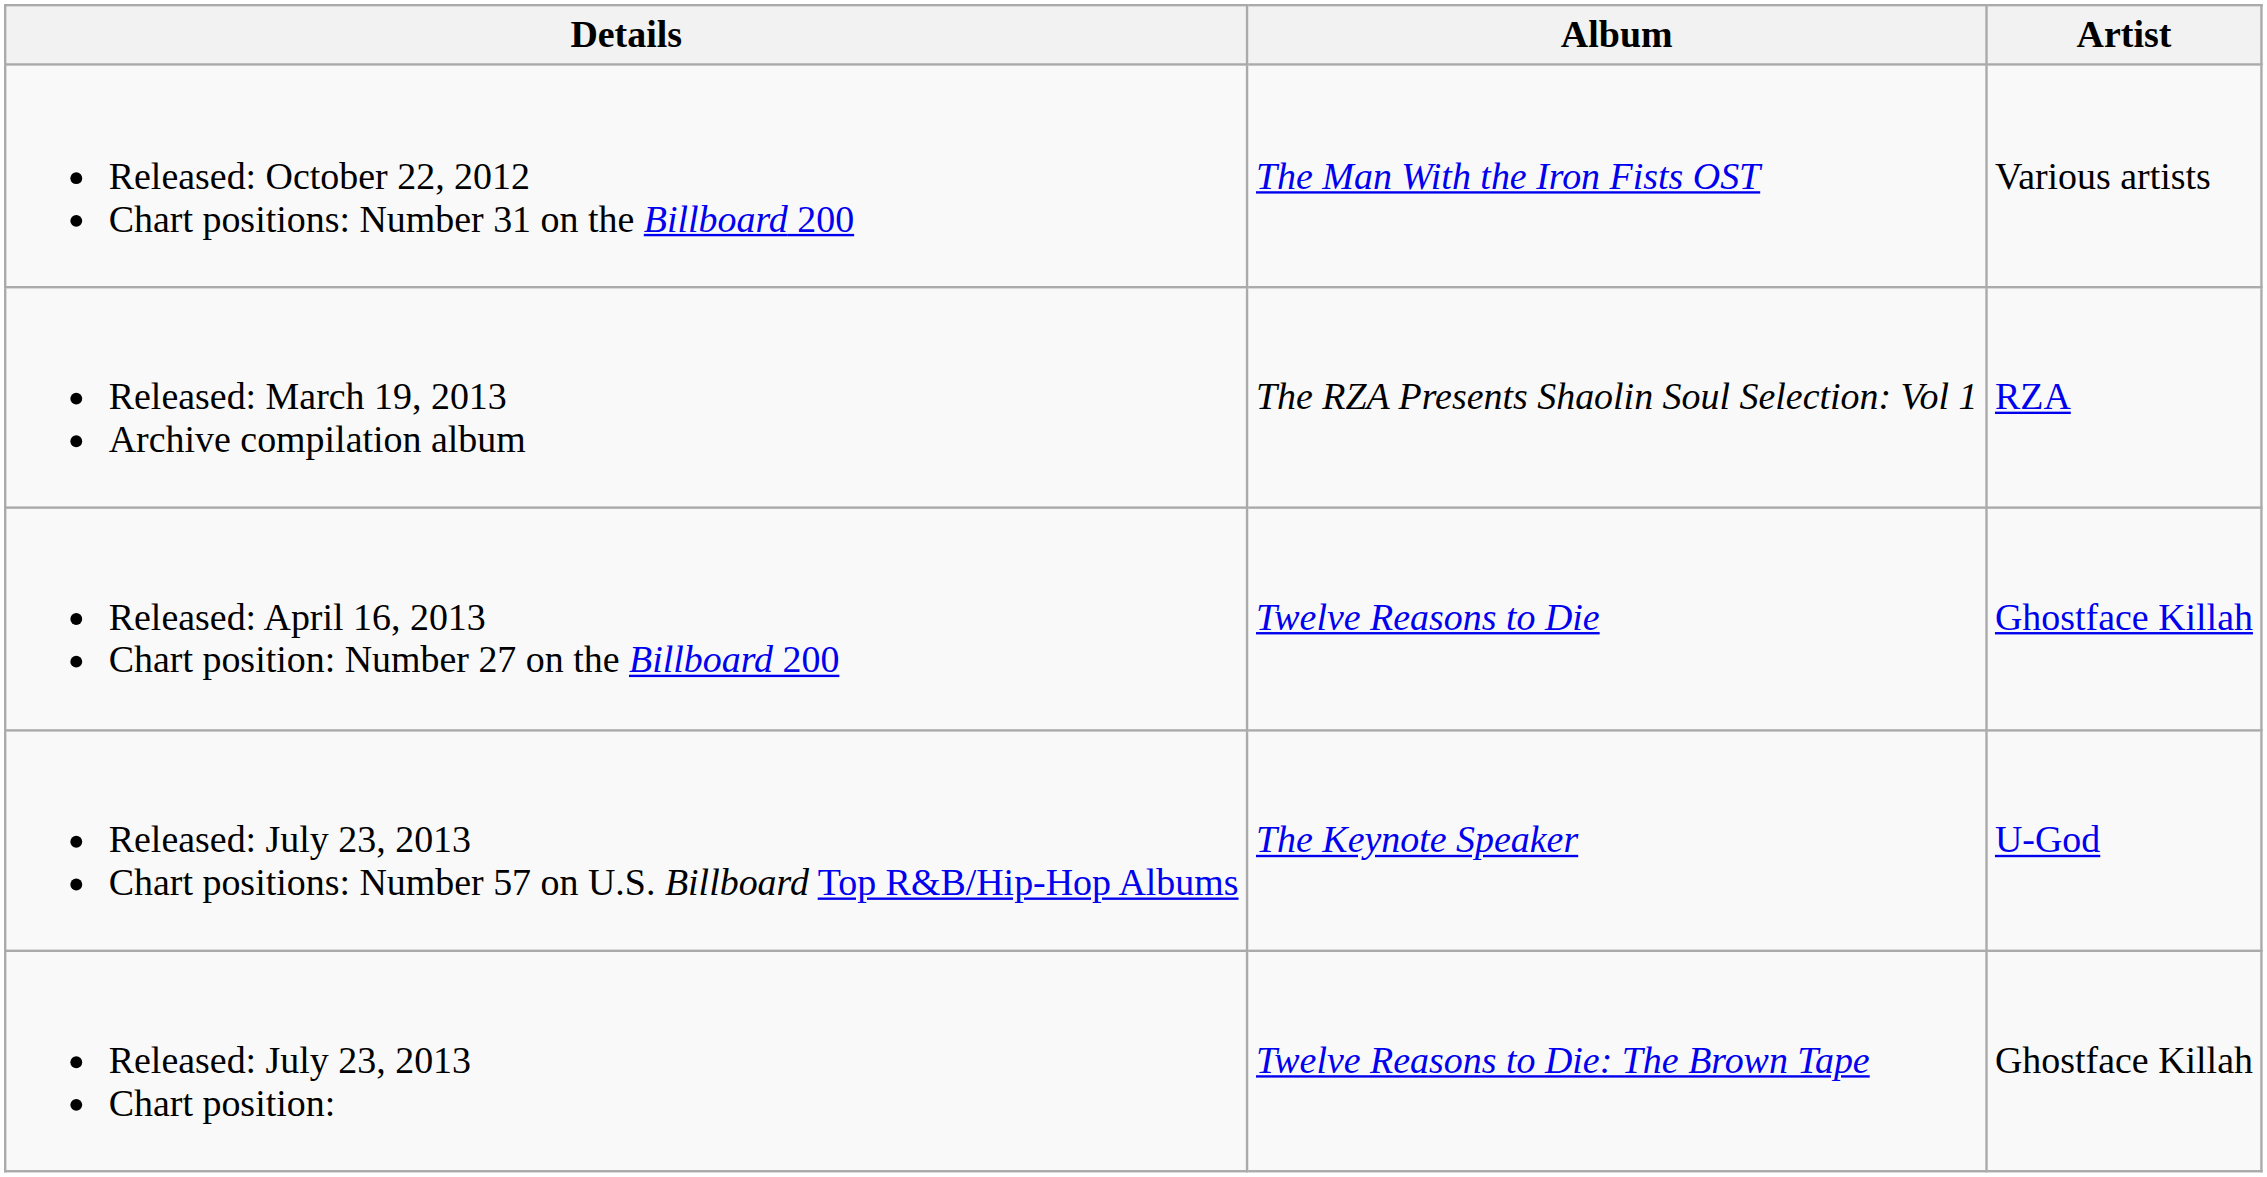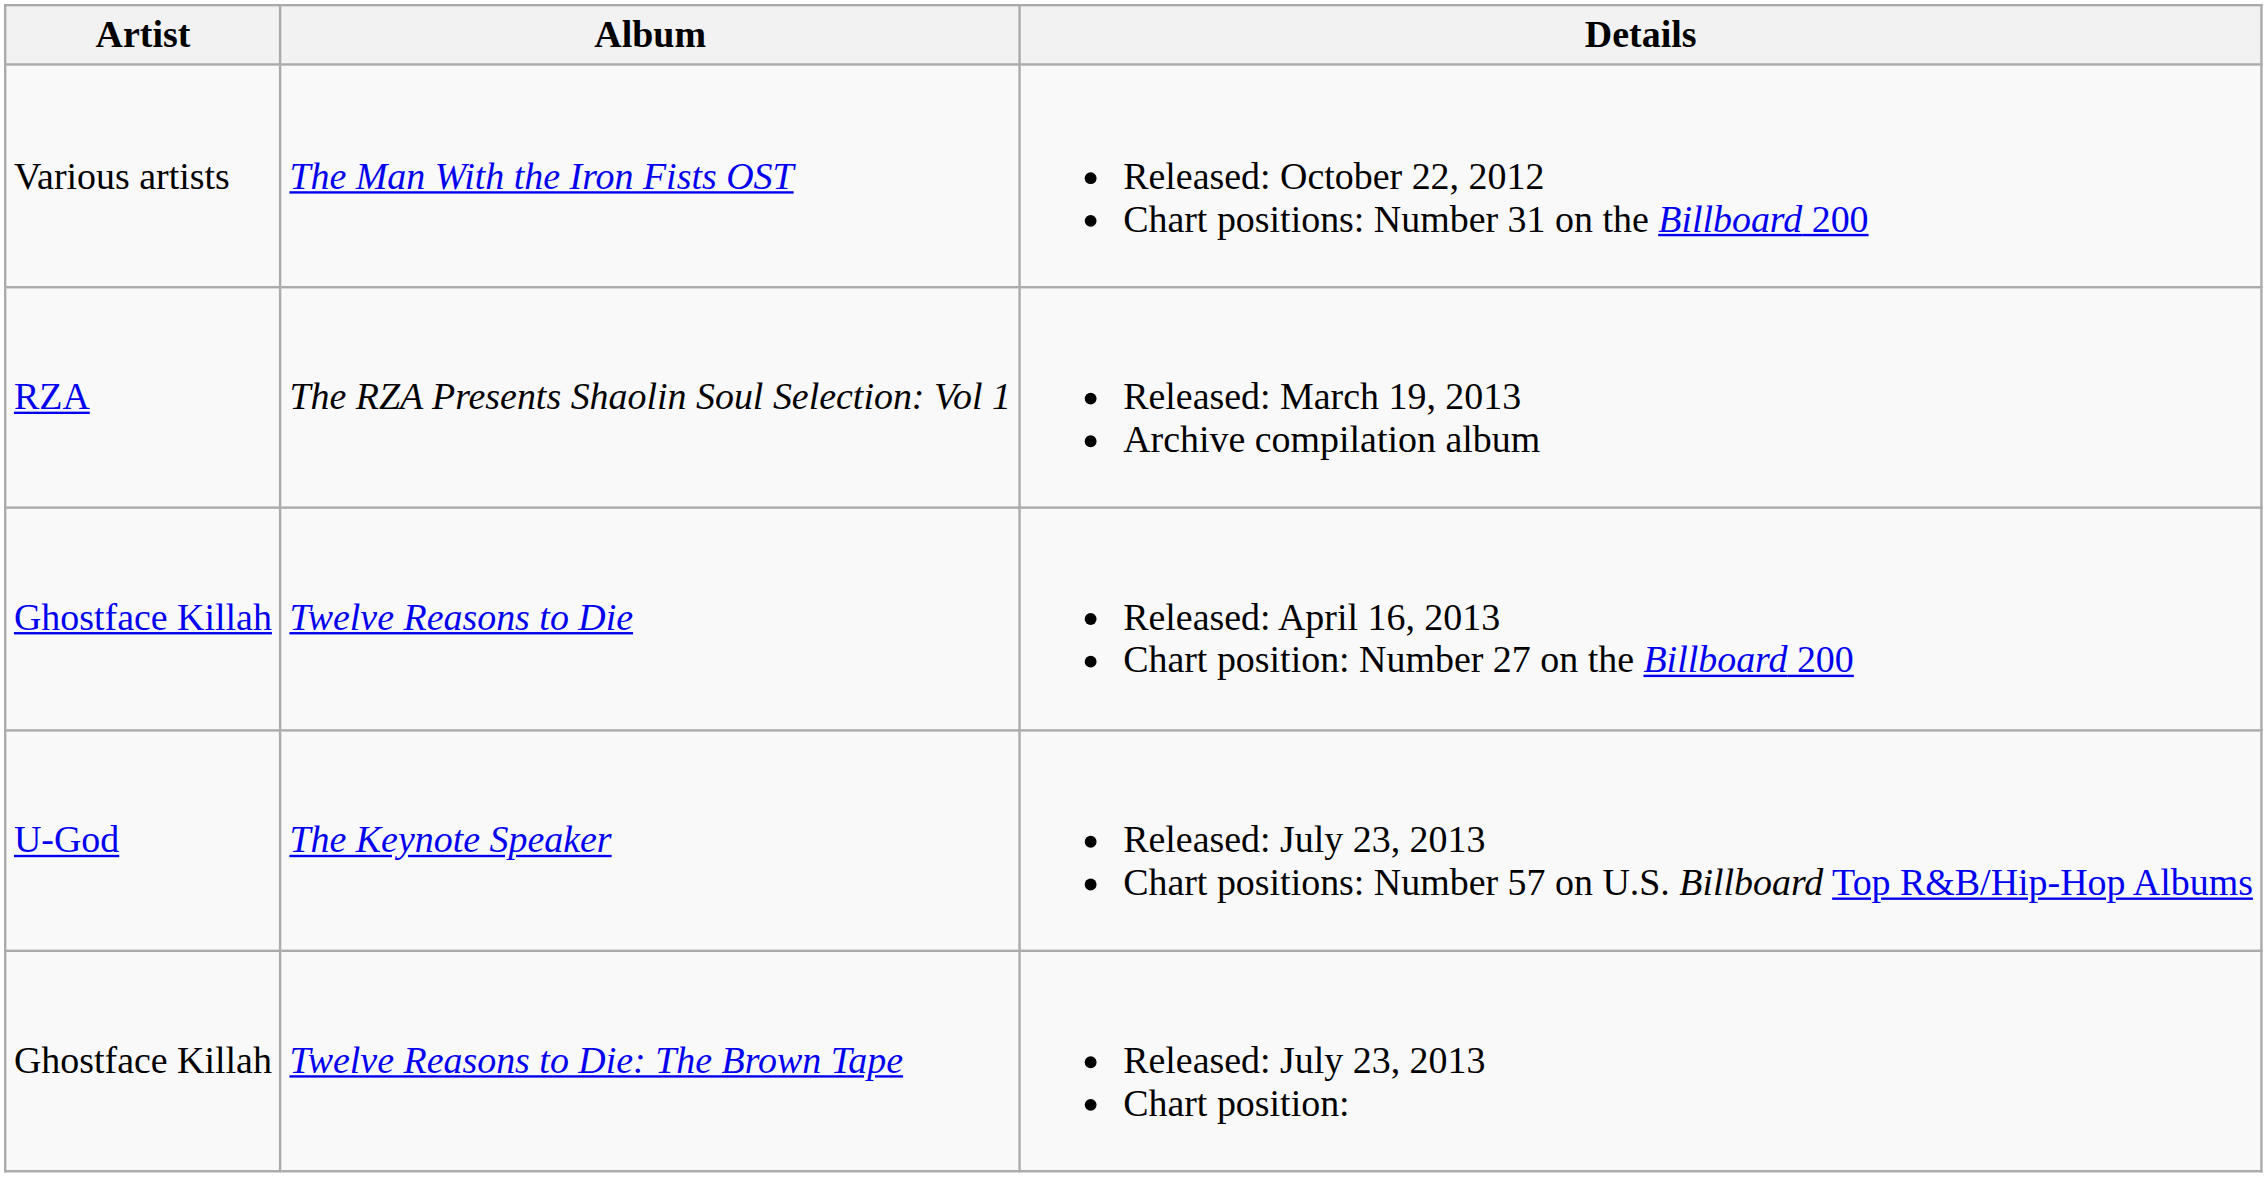columns swapped: (2124, 34) <-> (626, 34)
